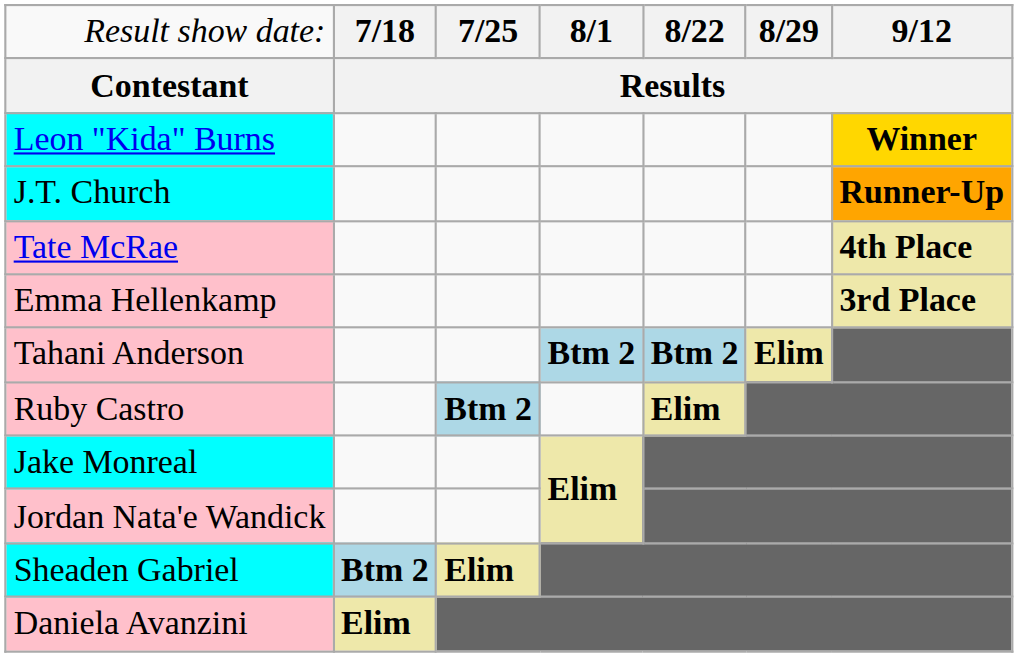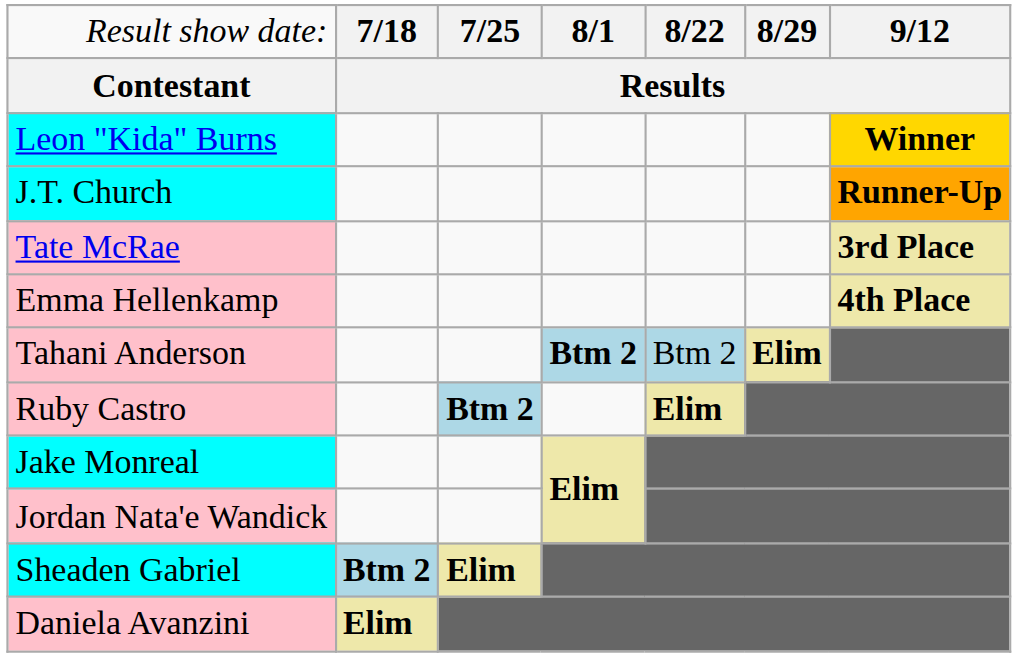(906, 246) 4th Place -> (906, 246) 3rd Place
(908, 300) 3rd Place -> (904, 300) 4th Place
(695, 354) bold -> (695, 354) normal
